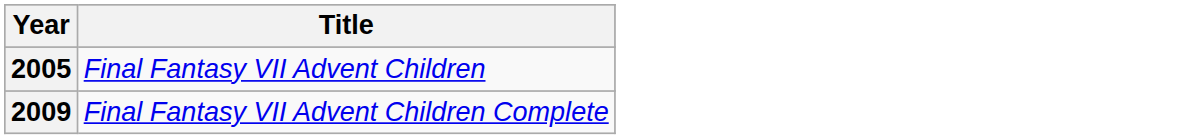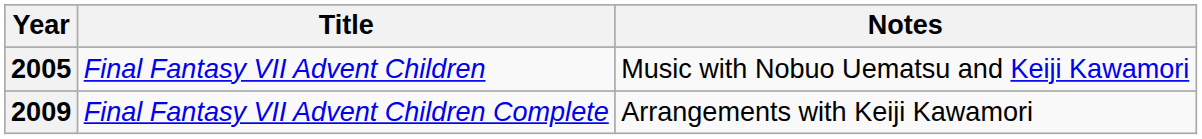+ column: (905, 25)
